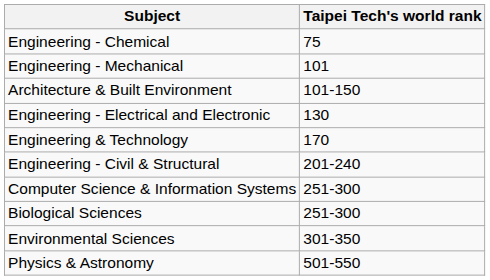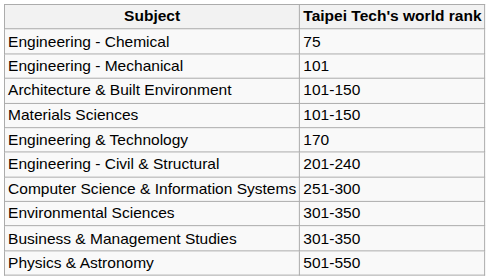+ row: (73, 115)
- row: (139, 115)
- row: (75, 213)
+ row: (122, 238)
